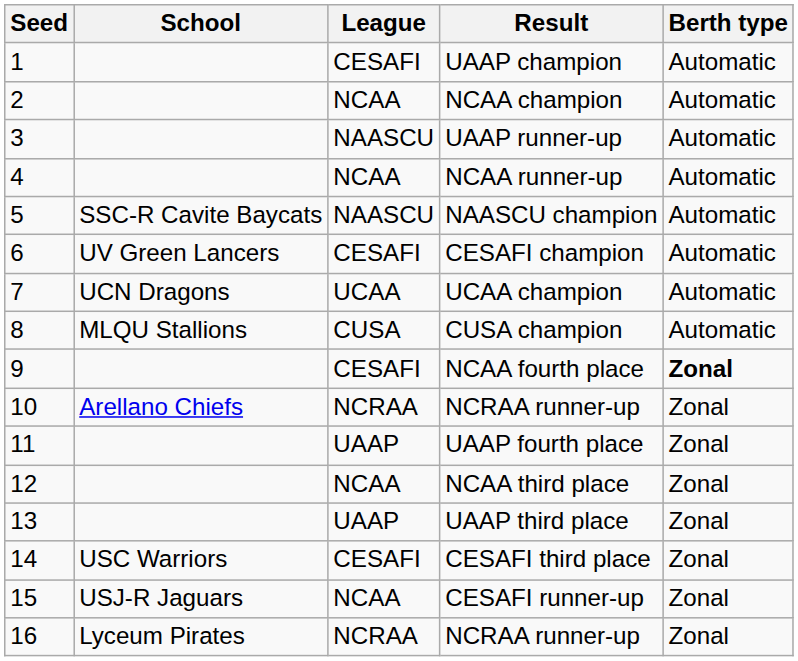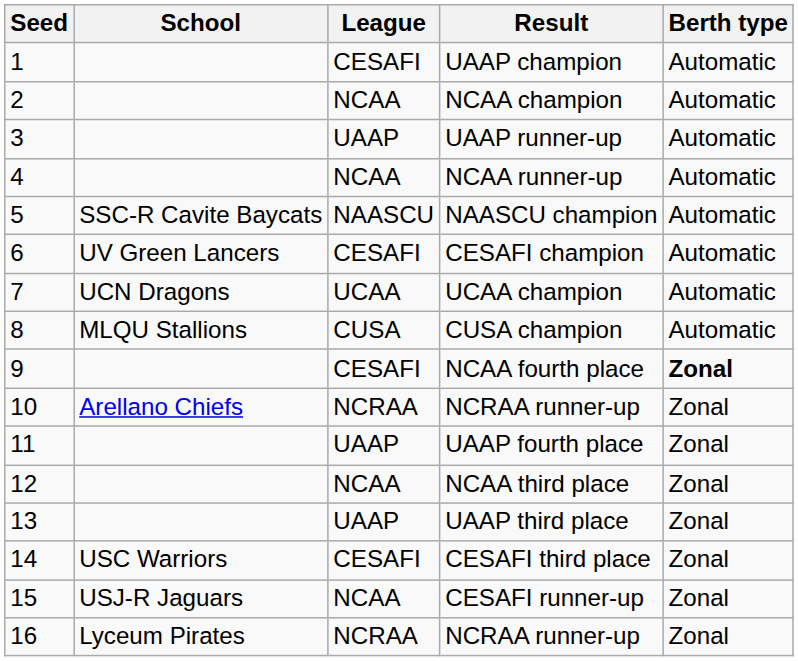(384, 138) NAASCU -> (366, 138) UAAP
